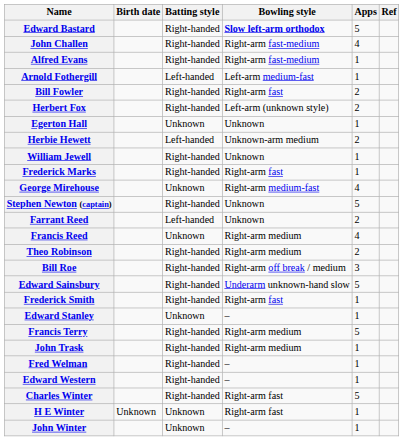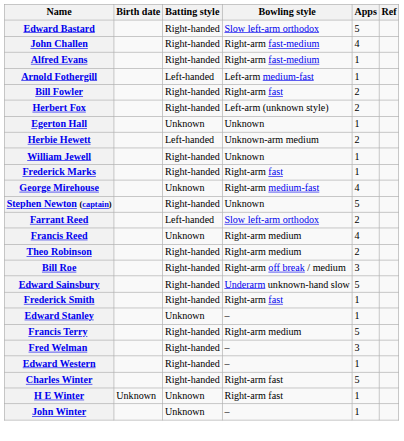(275, 28) bold -> (272, 28) normal
(244, 220) Unknown -> (272, 220) Slow left-arm orthodox
- row: (59, 348)
(357, 364) 1 -> (357, 348) 3
